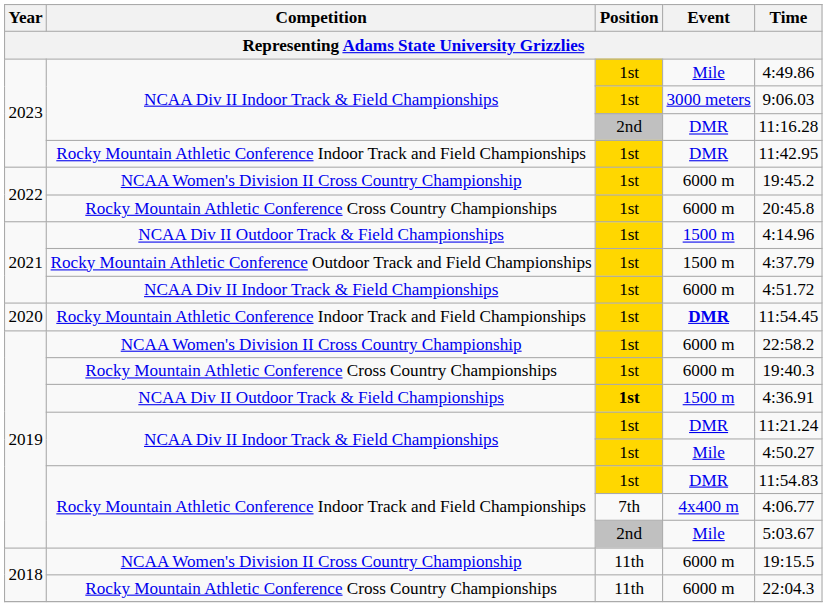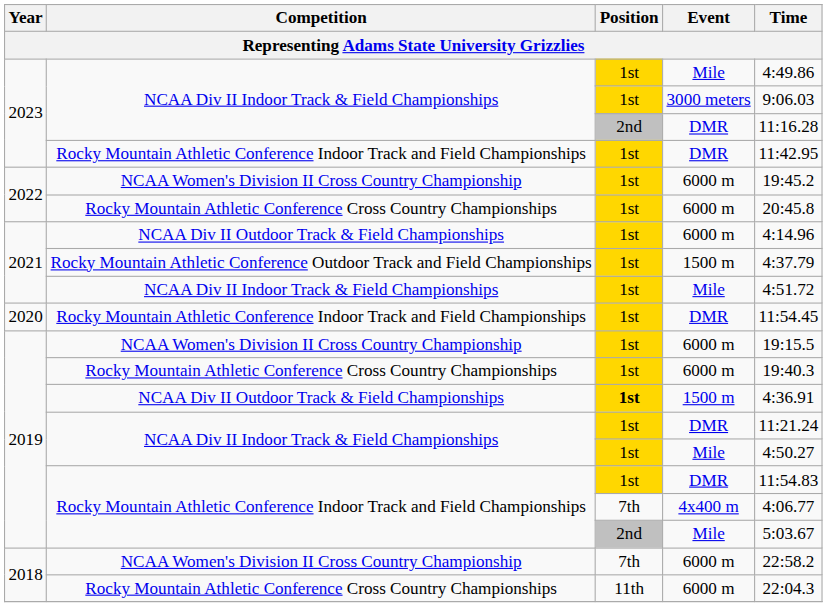(709, 235) 1500 m -> (709, 235) 6000 m
(709, 289) 6000 m -> (709, 289) Mile
(709, 316) bold -> (709, 316) normal
(788, 343) 22:58.2 -> (788, 343) 19:15.5
(629, 561) 11th -> (629, 561) 7th
(788, 561) 19:15.5 -> (788, 561) 22:58.2
